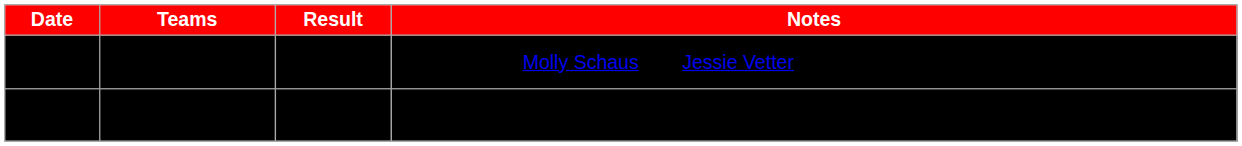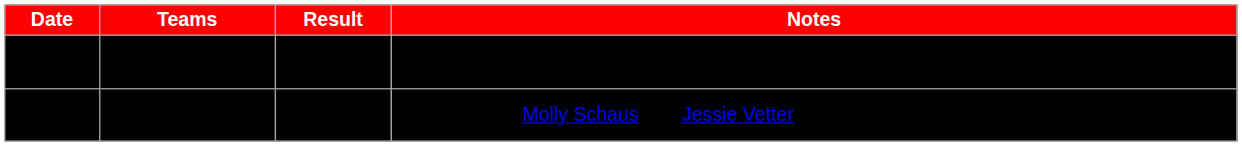rows swapped: (187, 114) <-> (187, 61)
